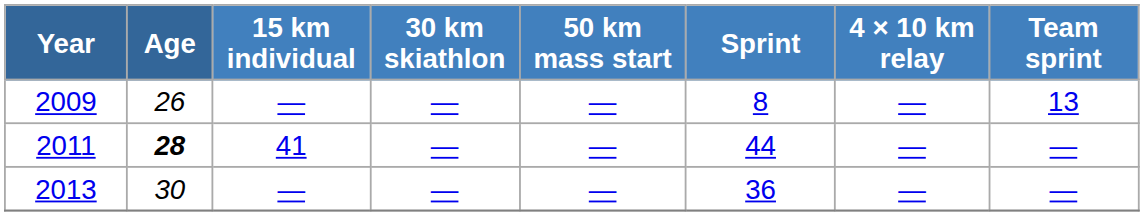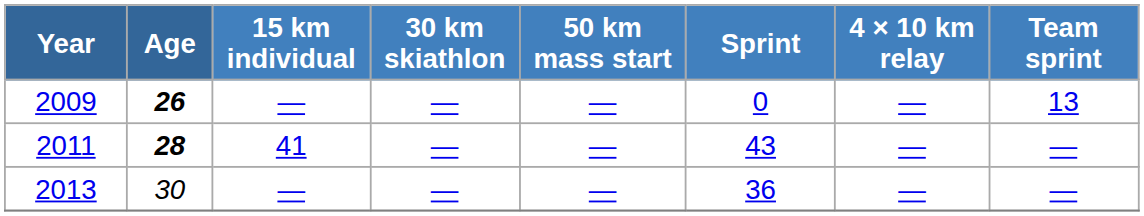(170, 102) normal -> (170, 102) bold
(761, 102) 8 -> (761, 102) 0
(761, 146) 44 -> (761, 146) 43
